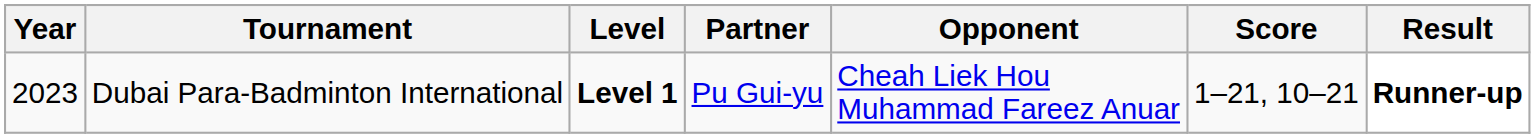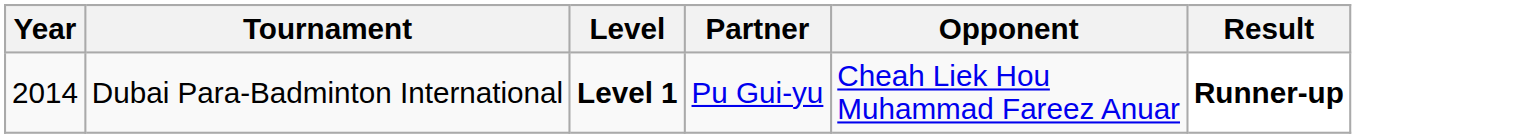- column: (1276, 29)
(45, 92) 2023 -> (45, 92) 2014
